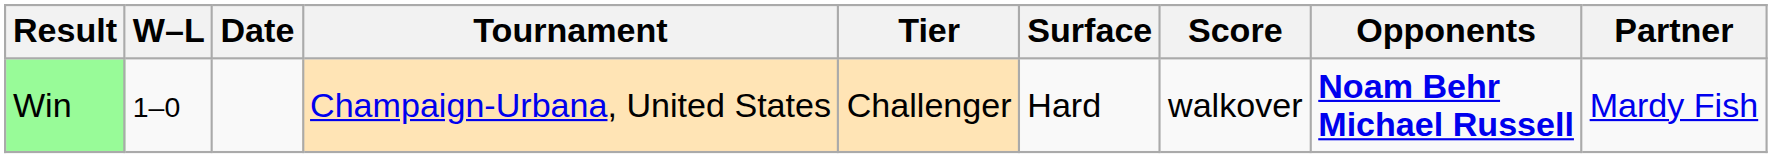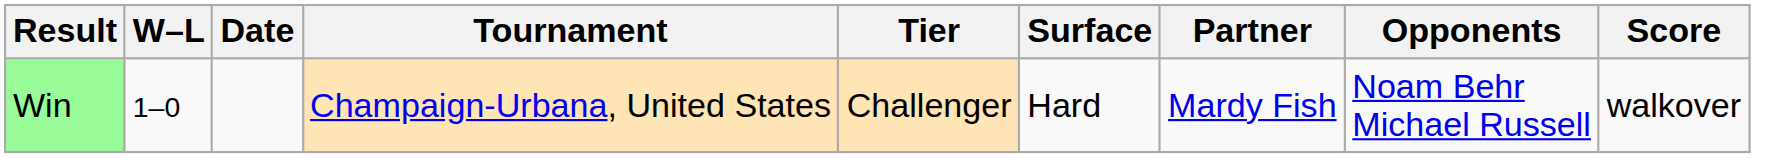columns swapped: (1674, 31) <-> (1235, 31)
(1446, 104) bold -> (1472, 104) normal
